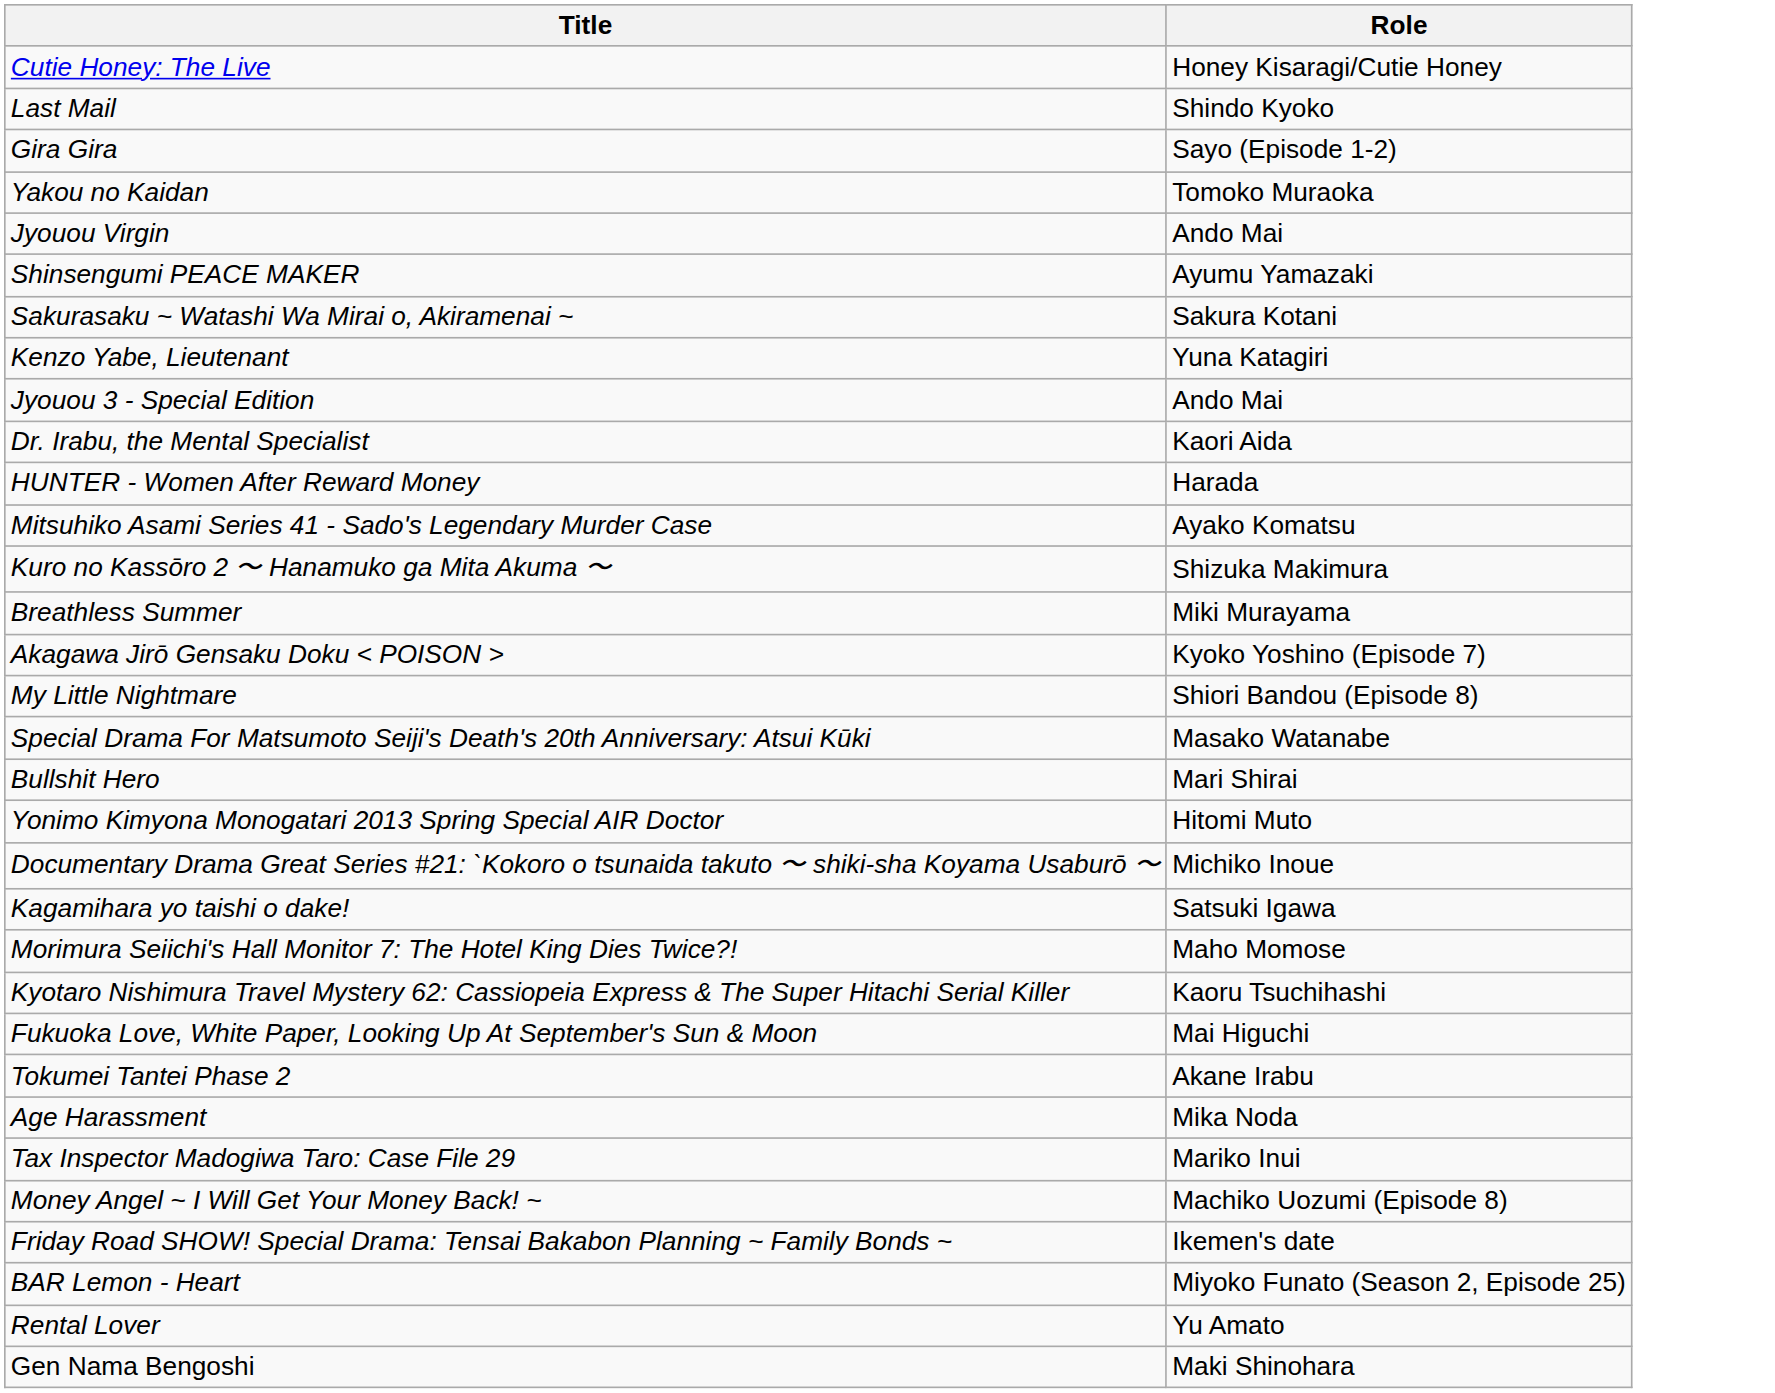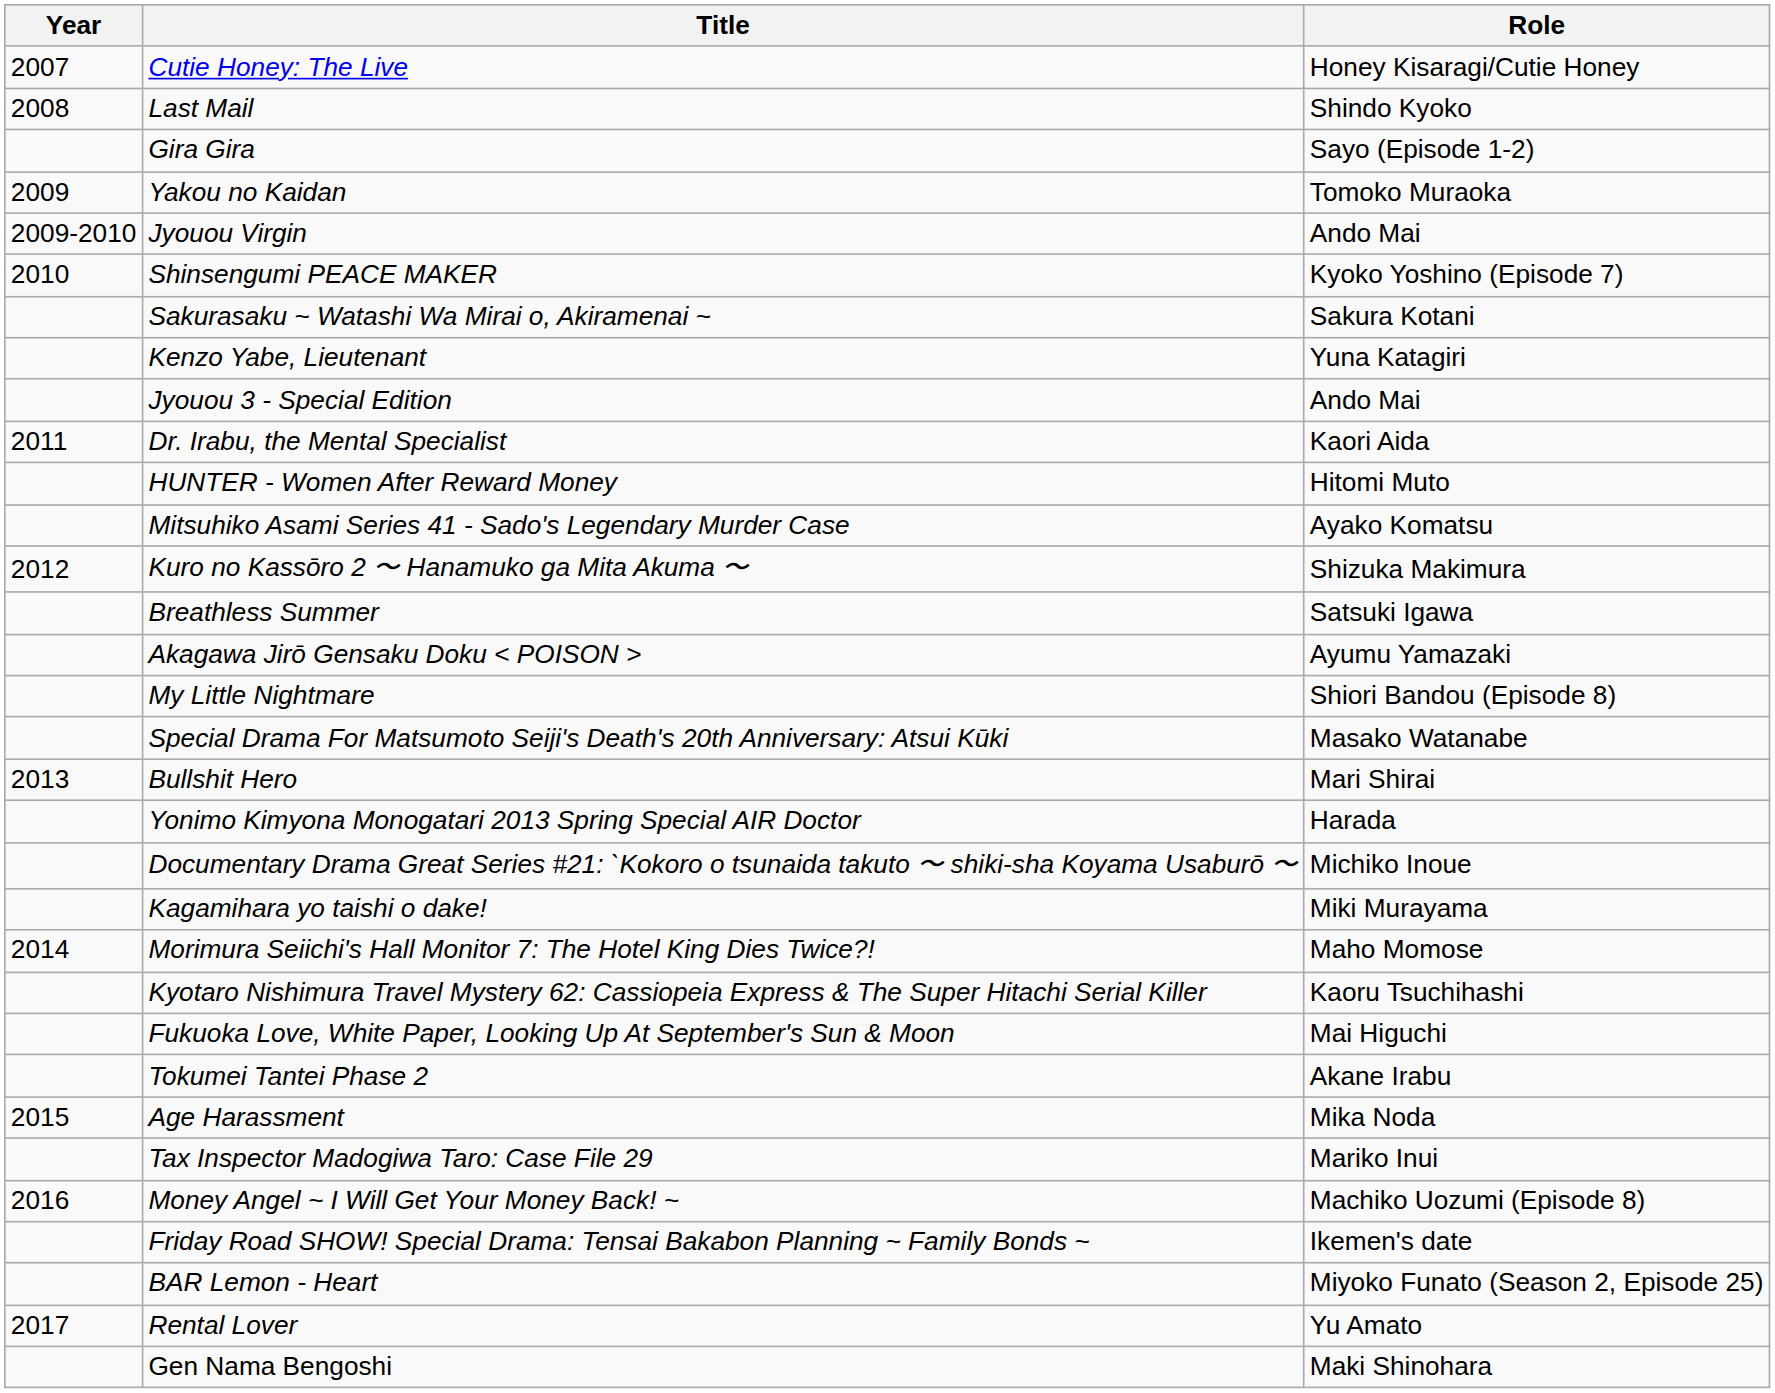+ column: (74, 25)
(1273, 274) Ayumu Yamazaki -> (1467, 274) Kyoko Yoshino (Episode 7)
(1215, 483) Harada -> (1380, 483) Hitomi Muto
(1261, 612) Miki Murayama -> (1391, 612) Satsuki Igawa
(1329, 654) Kyoko Yoshino (Episode 7) -> (1410, 654) Ayumu Yamazaki
(1242, 820) Hitomi Muto -> (1353, 820) Harada
(1254, 909) Satsuki Igawa -> (1399, 909) Miki Murayama
